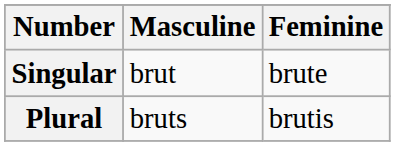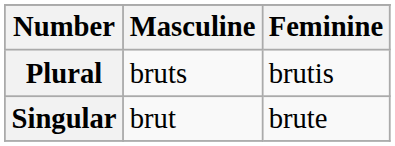rows swapped: (64, 72) <-> (64, 118)
